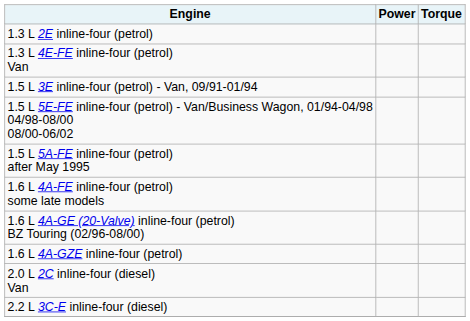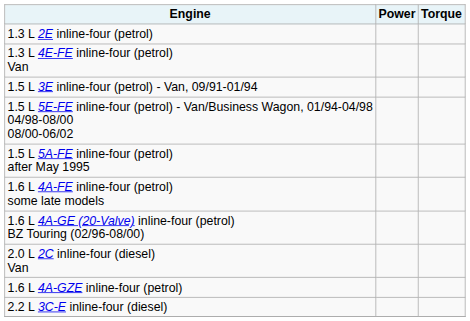rows swapped: (95, 254) <-> (81, 280)
